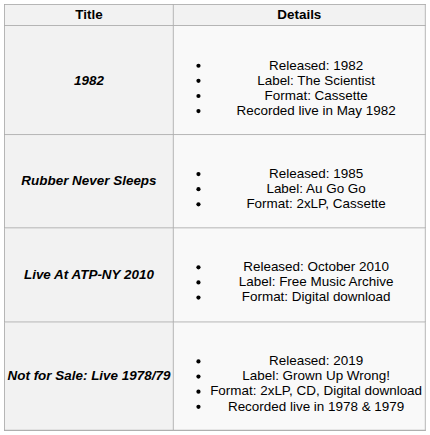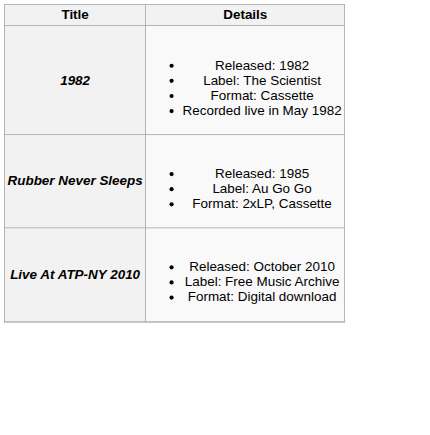- row: (89, 375)
